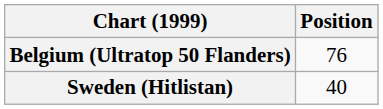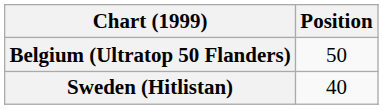(336, 54) 76 -> (336, 54) 50
